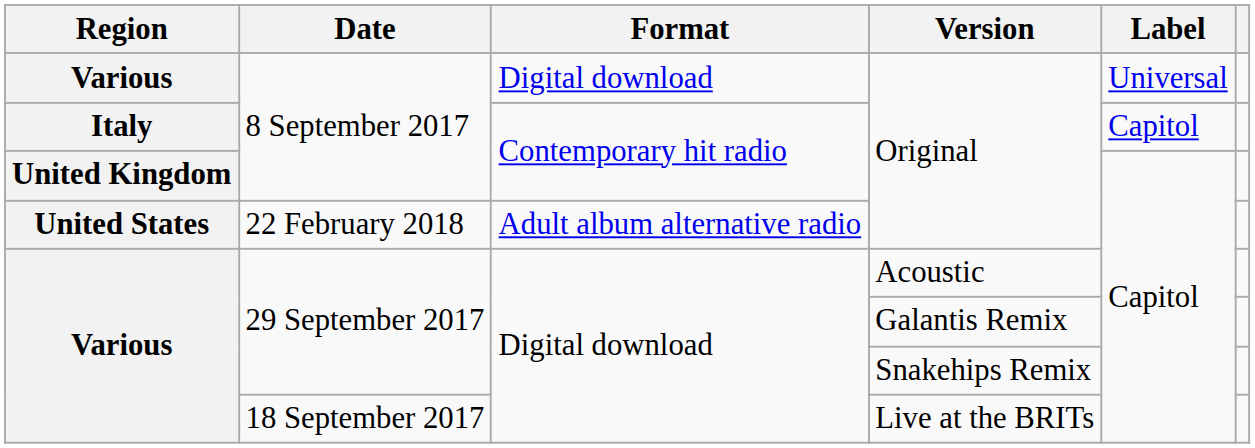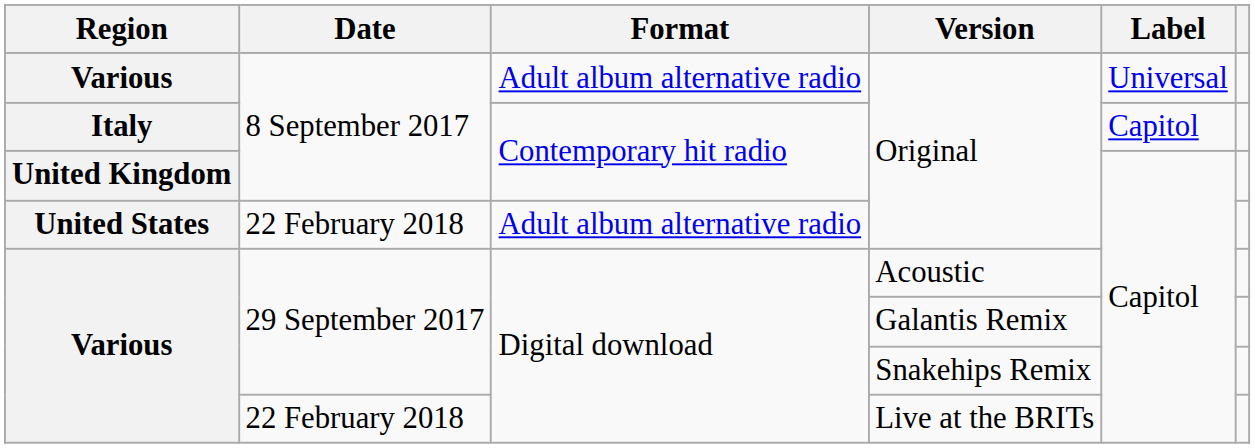(606, 77) Digital download -> (680, 77) Adult album alternative radio
(365, 418) 18 September 2017 -> (355, 418) 22 February 2018
